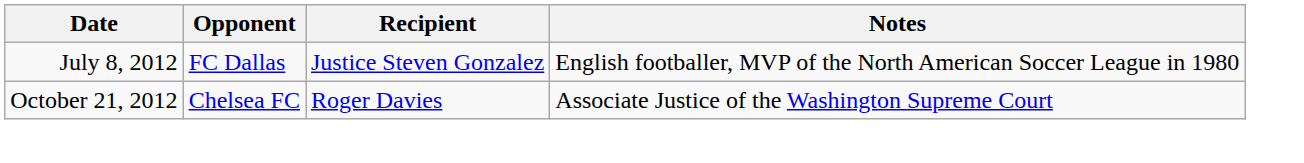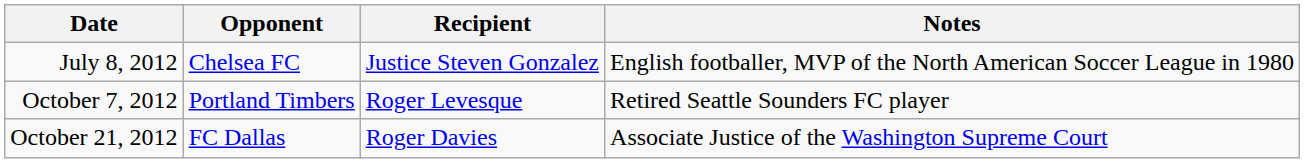(237, 61) FC Dallas -> (244, 61) Chelsea FC
+ row: (100, 99)
(244, 99) Chelsea FC -> (237, 137) FC Dallas
